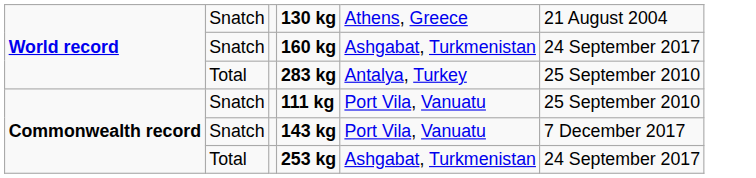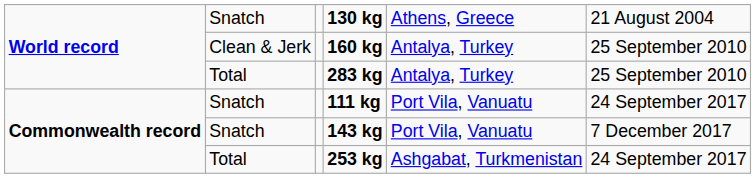(237, 46) Snatch -> (260, 46) Clean & Jerk
(440, 46) Ashgabat, Turkmenistan -> (452, 46) Antalya, Turkey
(622, 46) 24 September 2017 -> (668, 46) 25 September 2010
(622, 103) 25 September 2010 -> (668, 103) 24 September 2017
